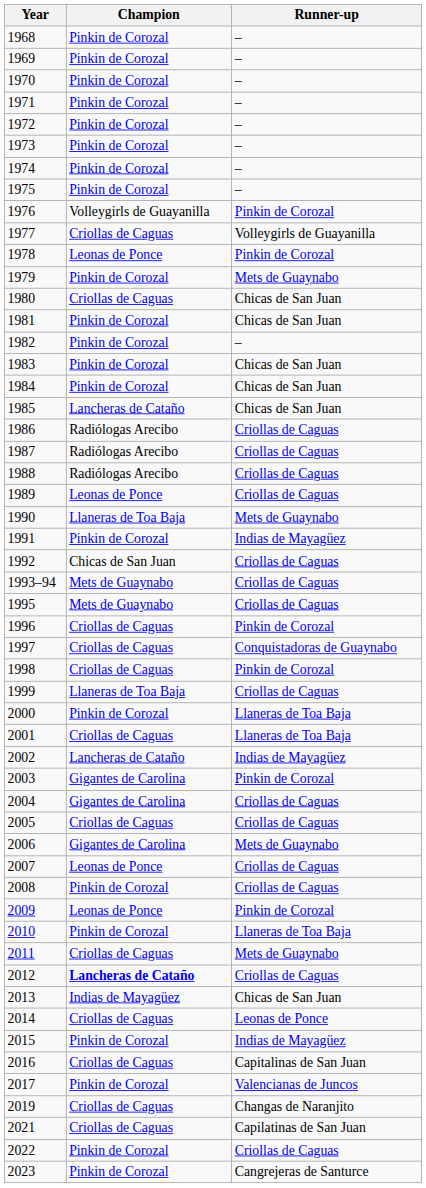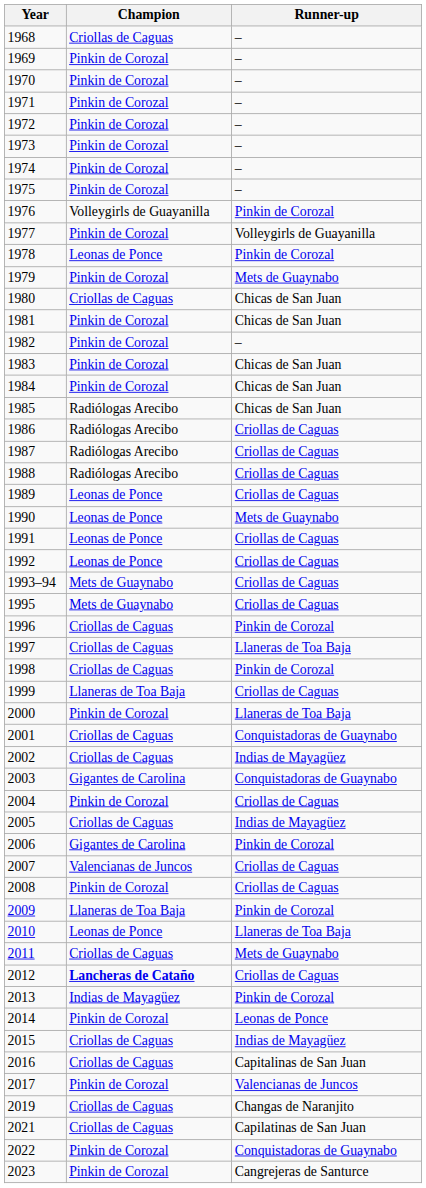(119, 37) Pinkin de Corozal -> (121, 37) Criollas de Caguas
(121, 233) Criollas de Caguas -> (119, 233) Pinkin de Corozal
(127, 408) Lancheras de Cataño -> (124, 408) Radiólogas Arecibo
(127, 517) Llaneras de Toa Baja -> (116, 517) Leonas de Ponce
(119, 539) Pinkin de Corozal -> (116, 539) Leonas de Ponce
(290, 539) Indias de Mayagüez -> (287, 539) Criollas de Caguas
(122, 560) Chicas de San Juan -> (116, 560) Leonas de Ponce
(316, 648) Conquistadoras de Guaynabo -> (293, 648) Llaneras de Toa Baja
(293, 735) Llaneras de Toa Baja -> (316, 735) Conquistadoras de Guaynabo
(127, 757) Lancheras de Cataño -> (121, 757) Criollas de Caguas
(284, 779) Pinkin de Corozal -> (316, 779) Conquistadoras de Guaynabo
(127, 801) Gigantes de Carolina -> (119, 801) Pinkin de Corozal
(287, 822) Criollas de Caguas -> (290, 822) Indias de Mayagüez
(287, 844) Mets de Guaynabo -> (284, 844) Pinkin de Corozal
(116, 866) Leonas de Ponce -> (131, 866) Valencianas de Juncos
(116, 910) Leonas de Ponce -> (127, 910) Llaneras de Toa Baja
(119, 931) Pinkin de Corozal -> (116, 931) Leonas de Ponce
(288, 997) Chicas de San Juan -> (284, 997) Pinkin de Corozal
(121, 1019) Criollas de Caguas -> (119, 1019) Pinkin de Corozal
(119, 1041) Pinkin de Corozal -> (121, 1041) Criollas de Caguas
(287, 1150) Criollas de Caguas -> (316, 1150) Conquistadoras de Guaynabo
